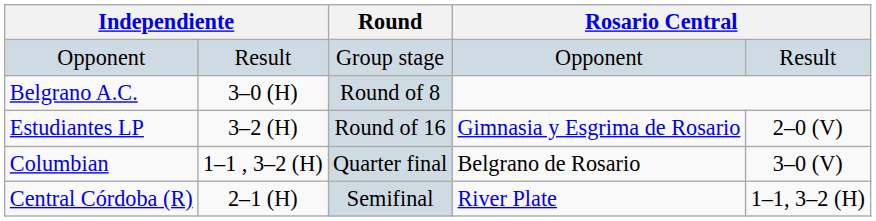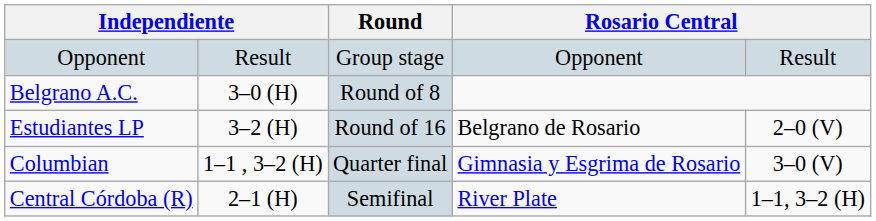(599, 127) Gimnasia y Esgrima de Rosario -> (549, 127) Belgrano de Rosario
(549, 163) Belgrano de Rosario -> (599, 163) Gimnasia y Esgrima de Rosario
